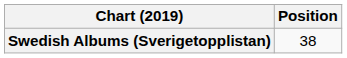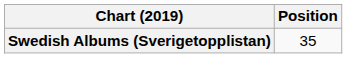(308, 40) 38 -> (308, 40) 35
